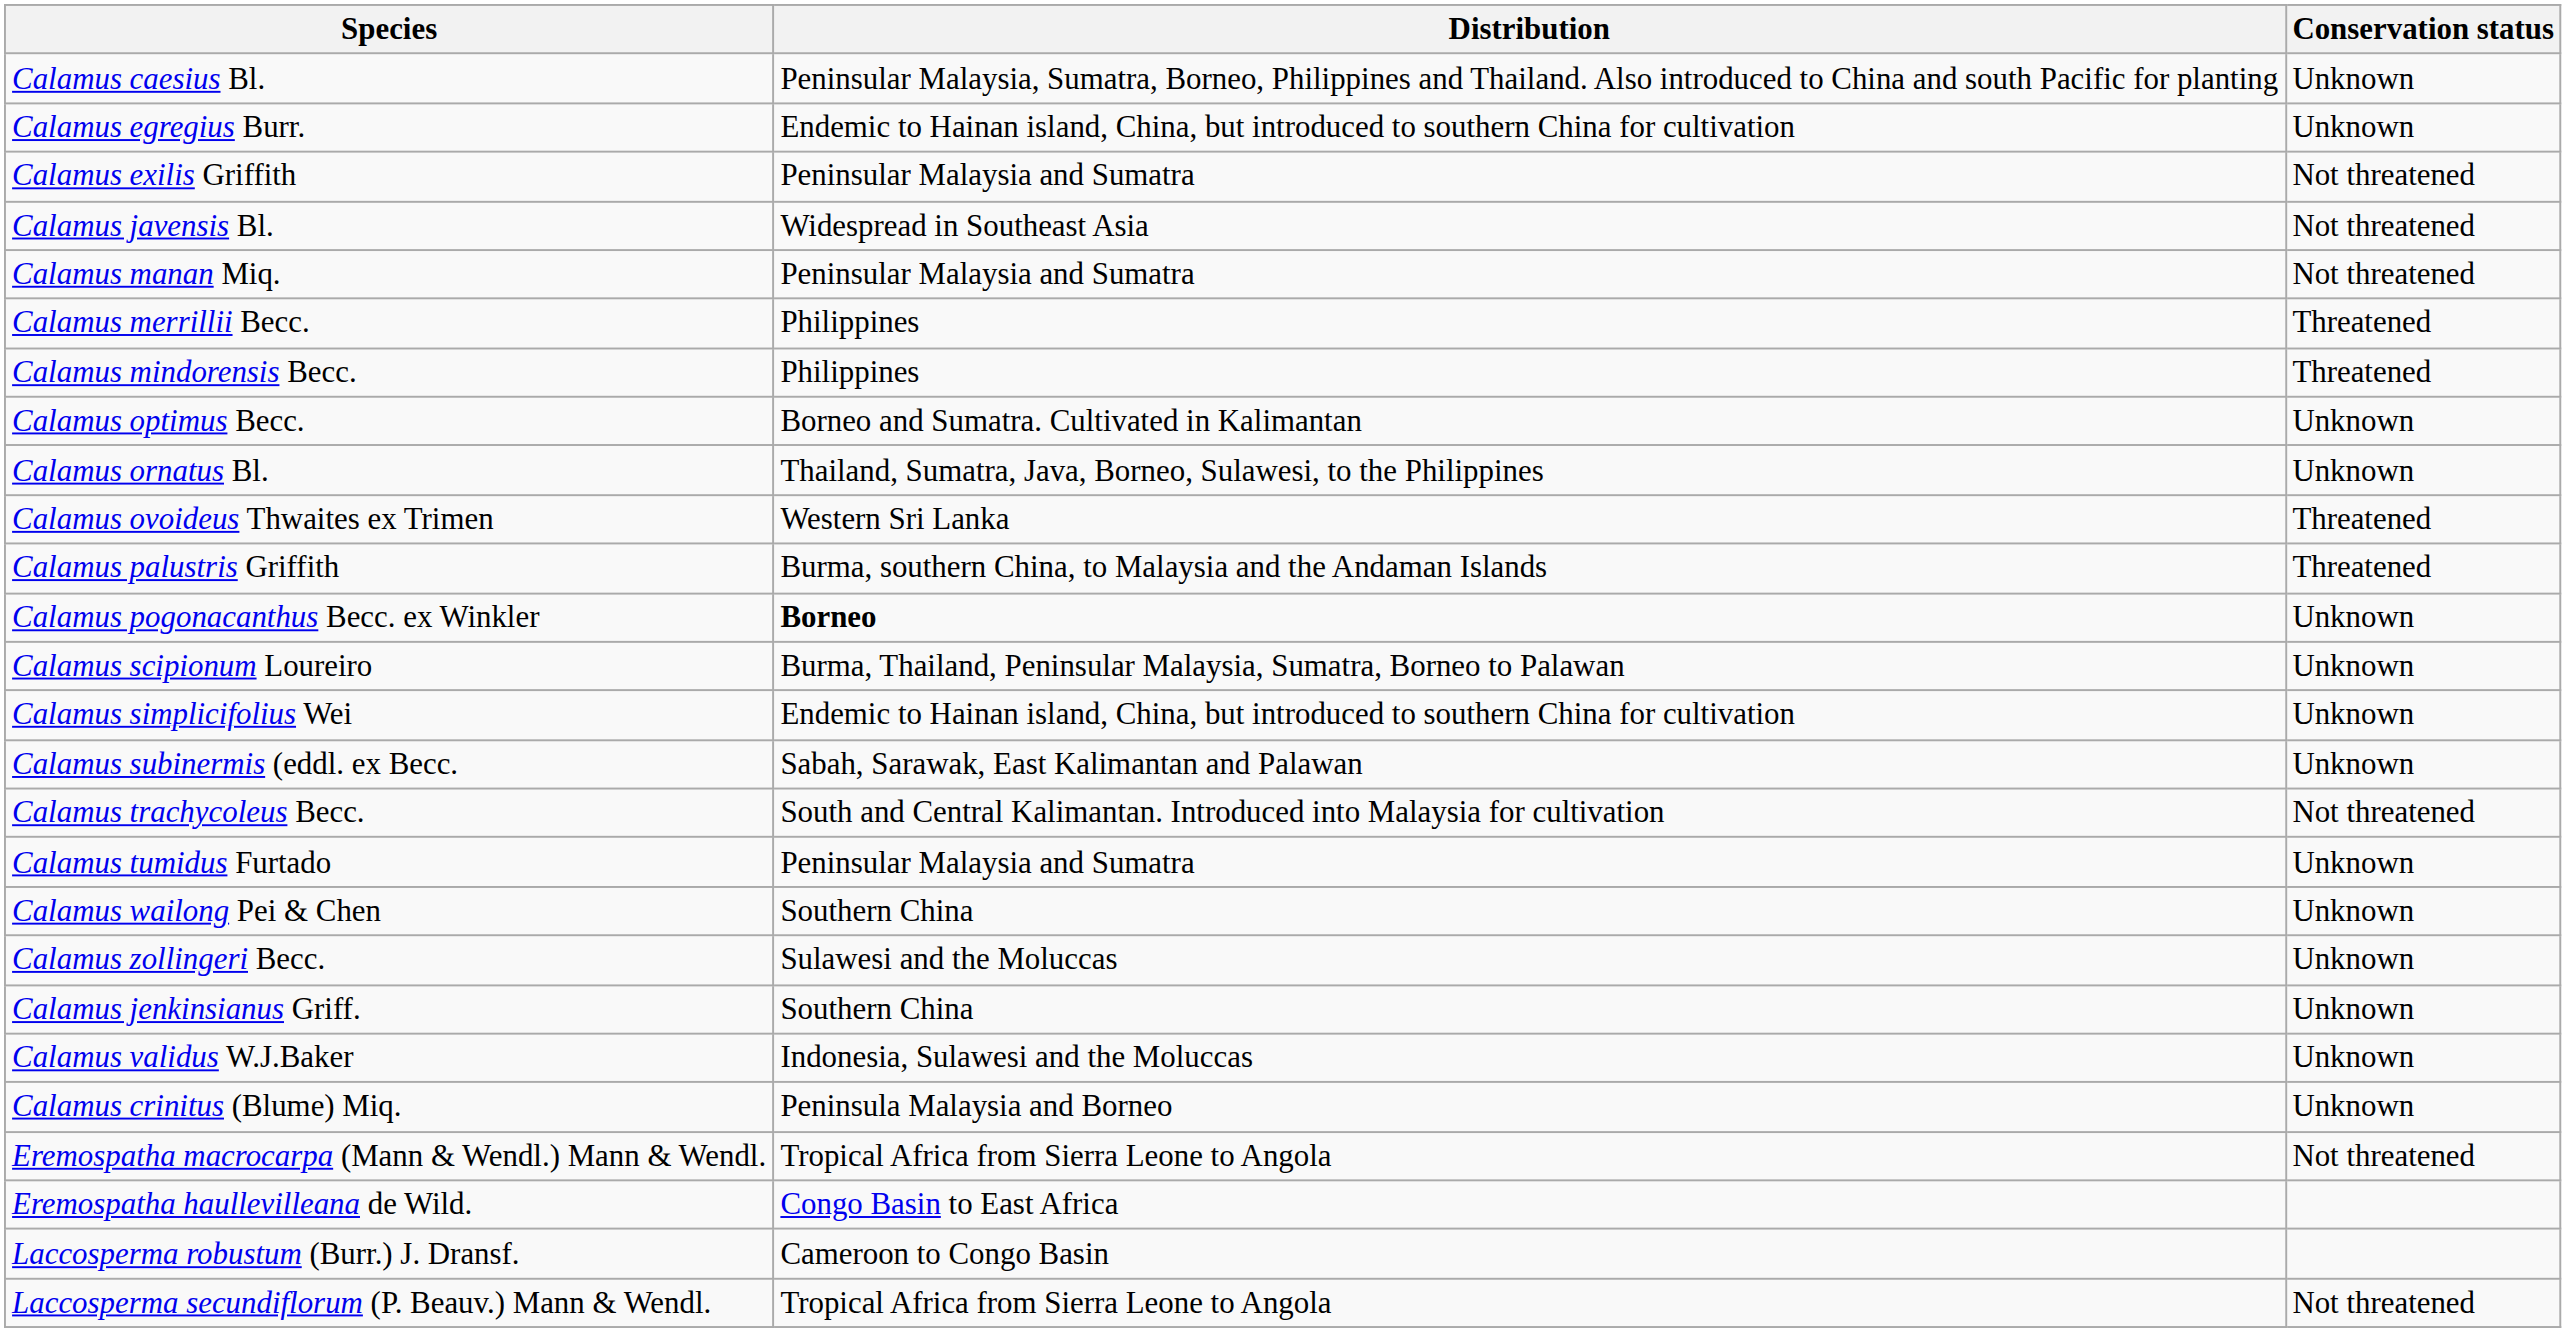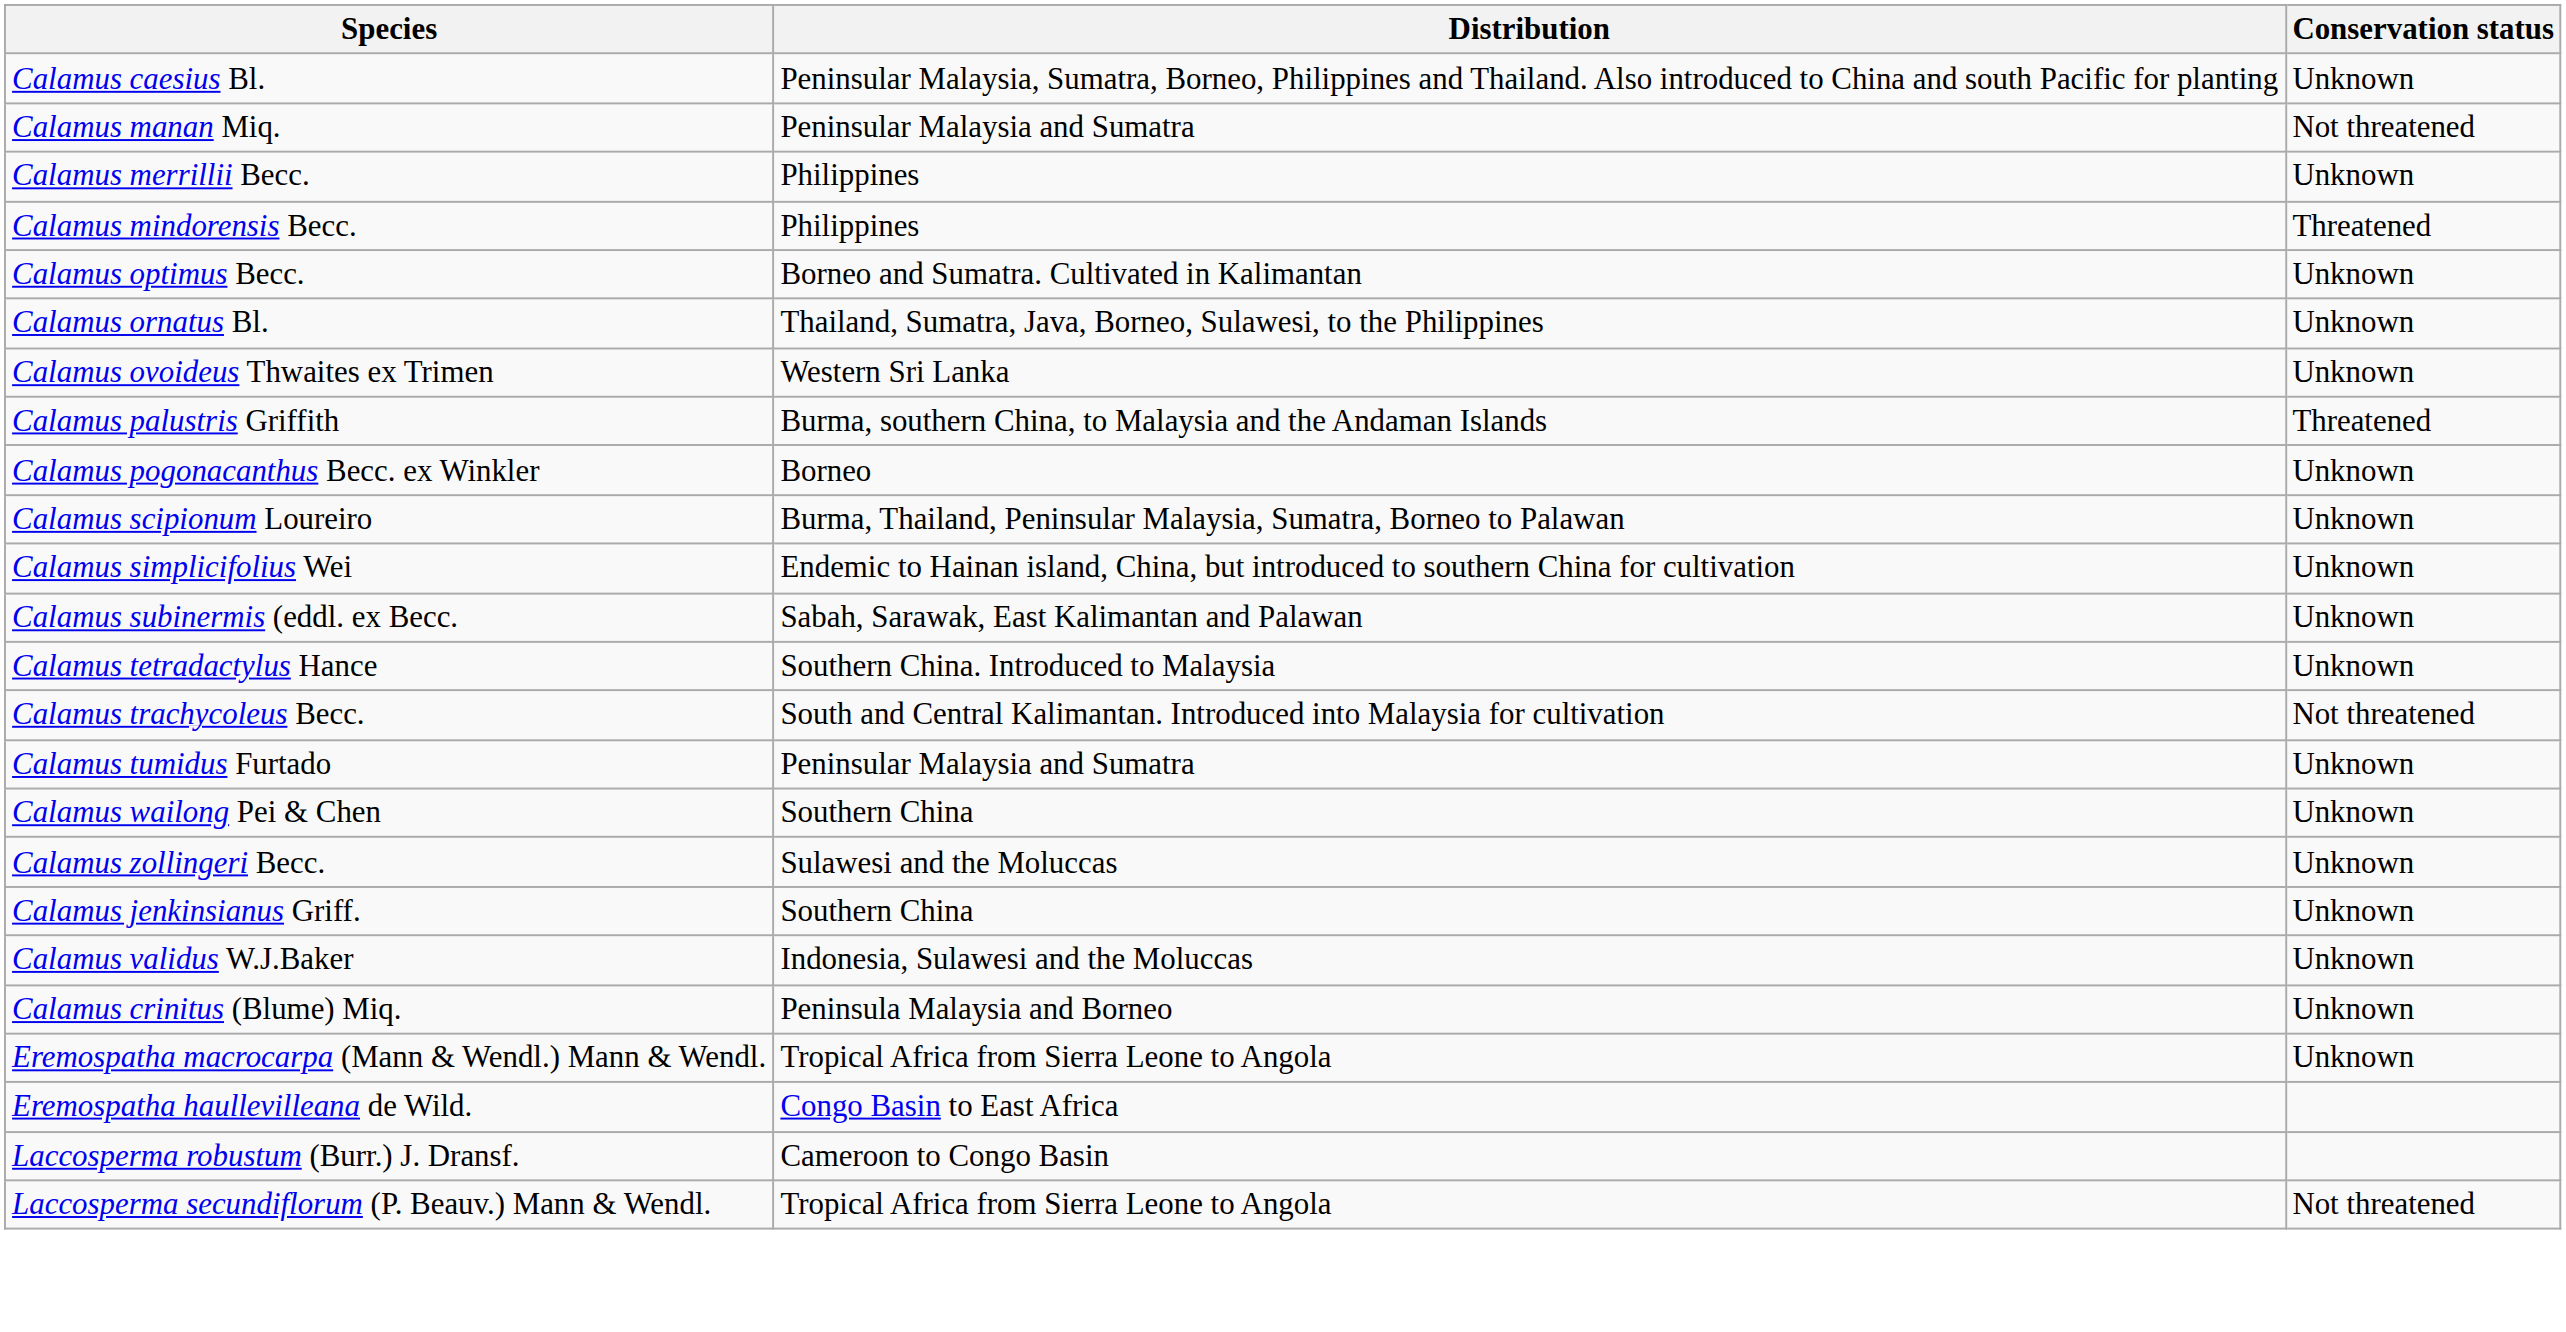- row: (159, 126)
- row: (154, 175)
- row: (143, 224)
(2362, 322) Threatened -> (2353, 175) Unknown
(2362, 518) Threatened -> (2353, 371) Unknown
(828, 616) bold -> (826, 469) normal
+ row: (195, 665)
(2384, 1155) Not threatened -> (2353, 1057) Unknown
